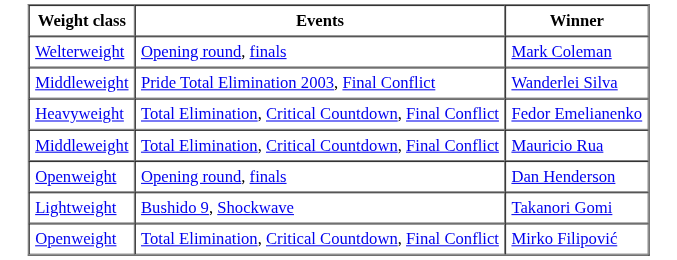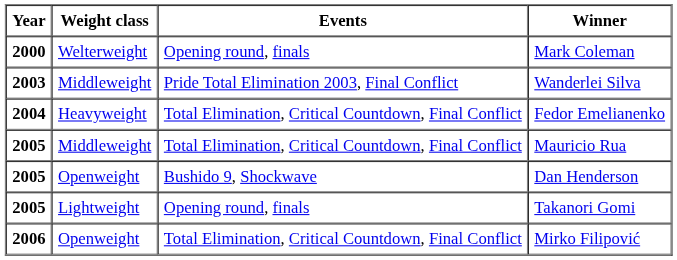+ column: (29, 20)
(214, 176) Opening round, finals -> (240, 176) Bushido 9, Shockwave
(217, 207) Bushido 9, Shockwave -> (237, 207) Opening round, finals
